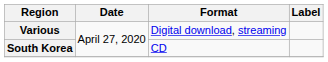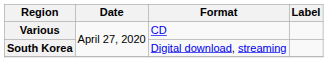(219, 30) Digital download, streaming -> (159, 30) CD
(159, 48) CD -> (219, 48) Digital download, streaming
